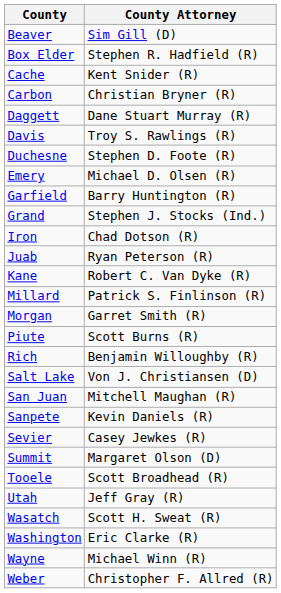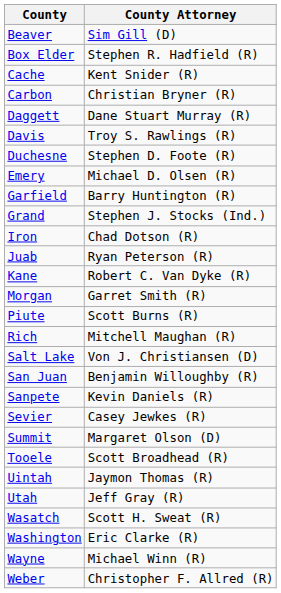- row: (33, 296)
(173, 357) Benjamin Willoughby (R) -> (162, 337) Mitchell Maughan (R)
(162, 397) Mitchell Maughan (R) -> (173, 377) Benjamin Willoughby (R)
+ row: (30, 477)
